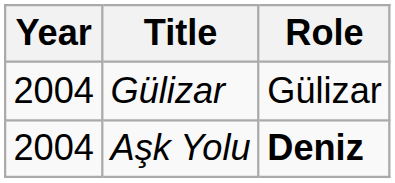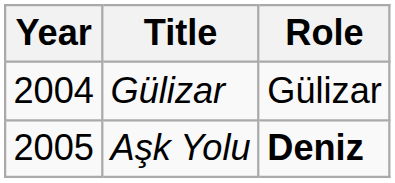(54, 147) 2004 -> (54, 147) 2005
